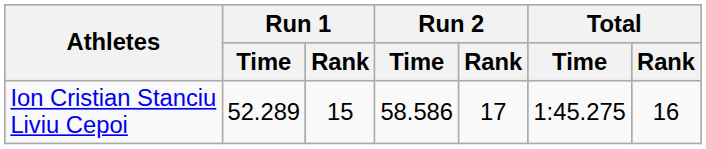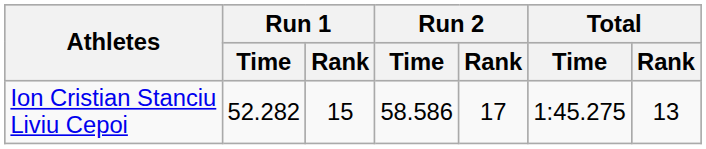(264, 112) 52.289 -> (264, 112) 52.282
(666, 112) 16 -> (666, 112) 13
